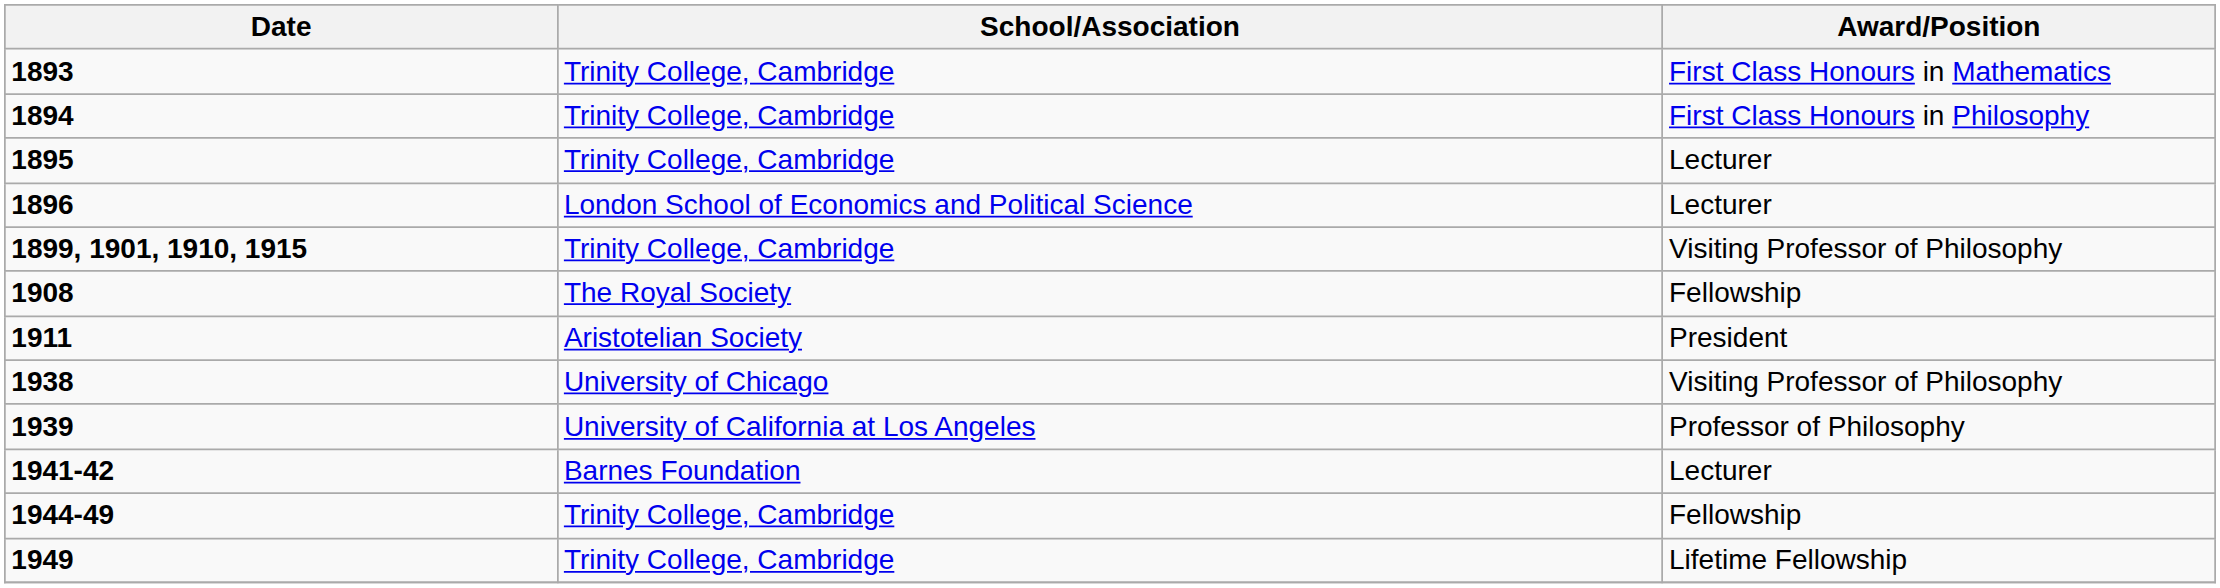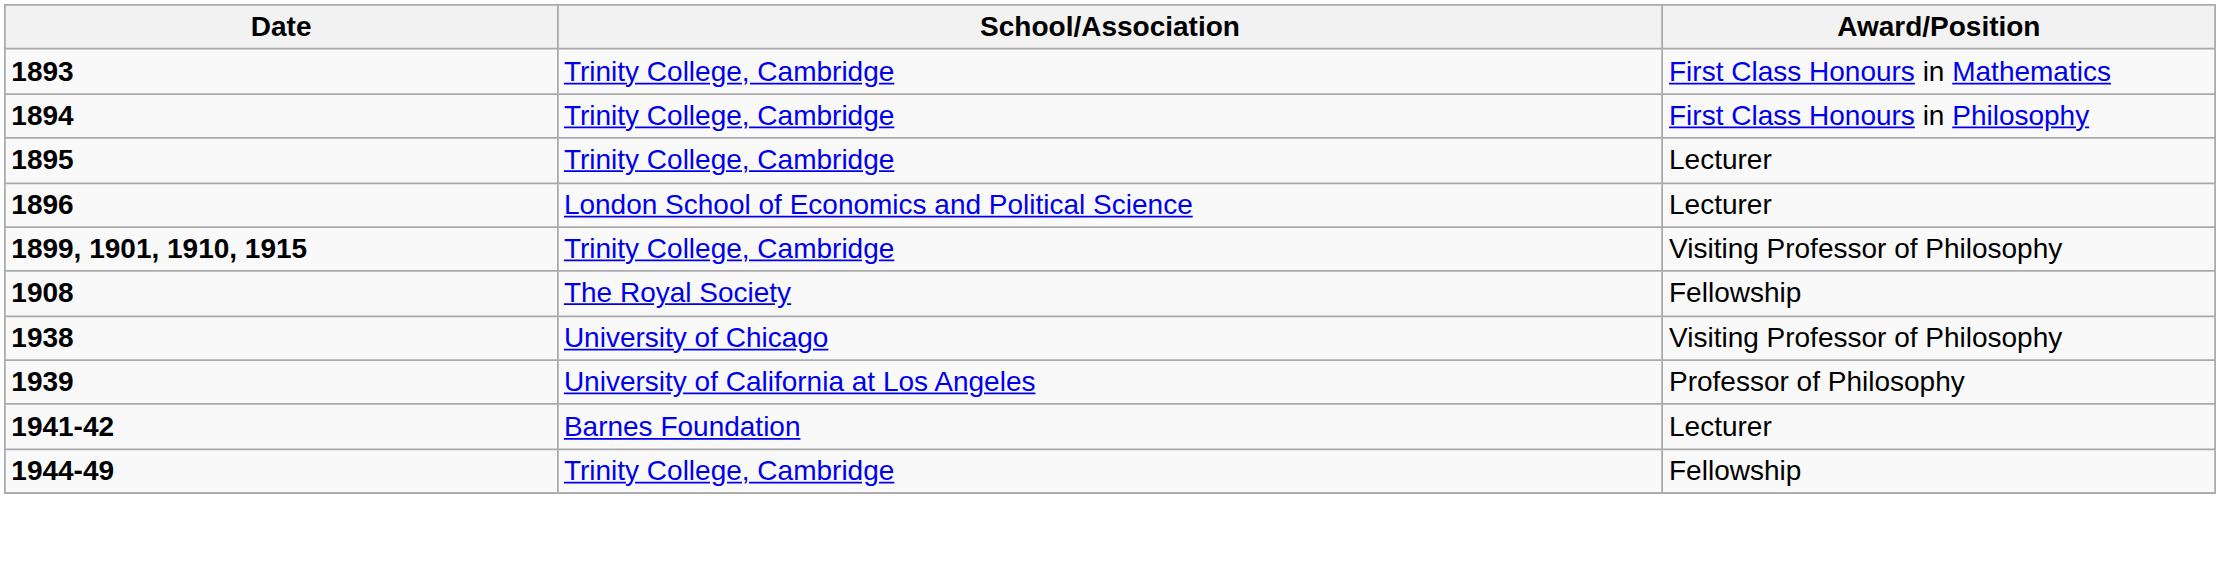- row: (42, 337)
- row: (42, 559)
